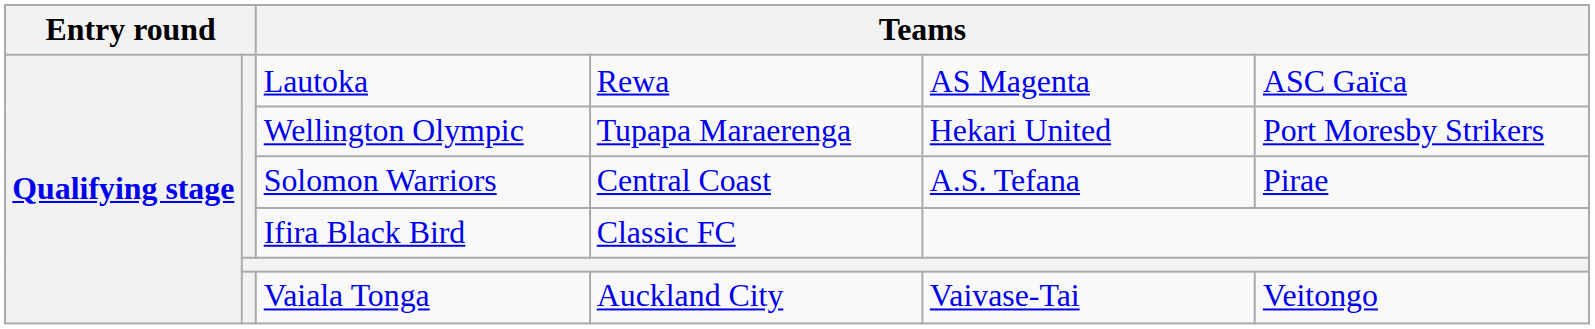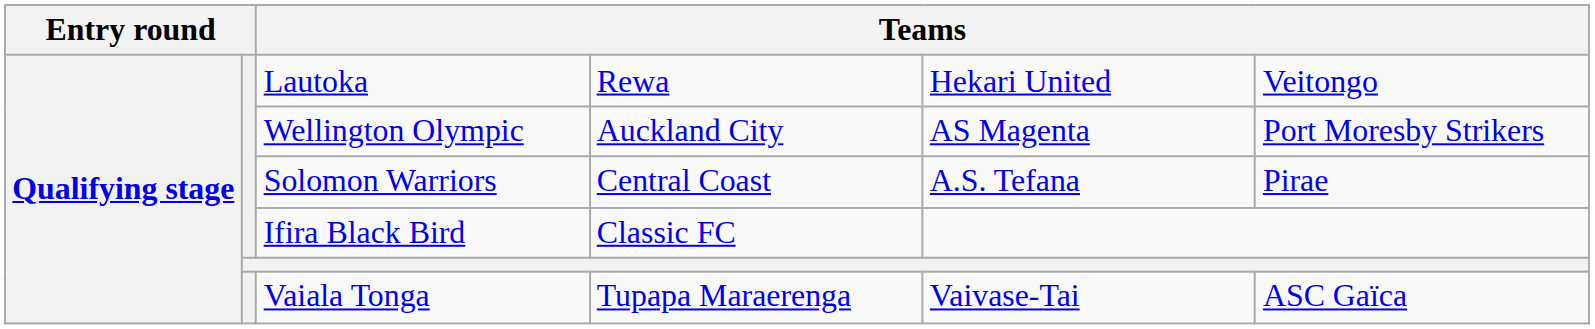(1010, 80) AS Magenta -> (1020, 80) Hekari United
(1335, 80) ASC Gaïca -> (1320, 80) Veitongo
(724, 130) Tupapa Maraerenga -> (690, 130) Auckland City
(1020, 130) Hekari United -> (1010, 130) AS Magenta
(690, 296) Auckland City -> (724, 296) Tupapa Maraerenga
(1320, 296) Veitongo -> (1335, 296) ASC Gaïca
